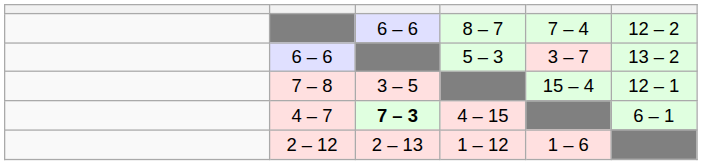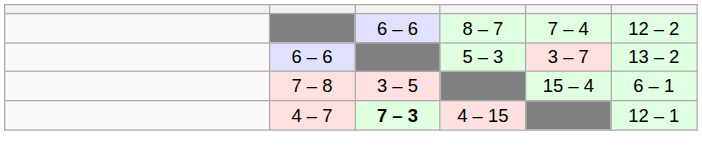(654, 86) 12 – 1 -> (654, 86) 6 – 1
(654, 116) 6 – 1 -> (654, 116) 12 – 1
- row: (312, 145)
